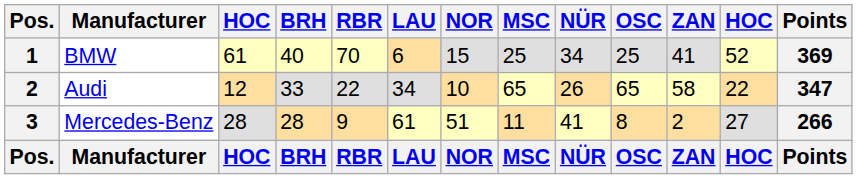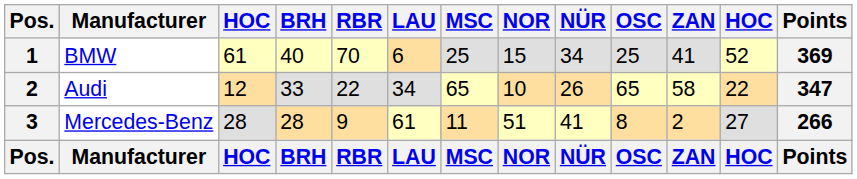columns swapped: (469, 21) <-> (526, 21)
